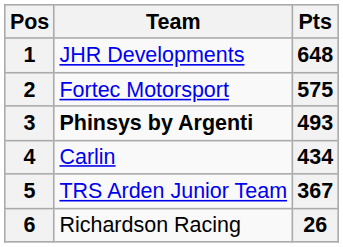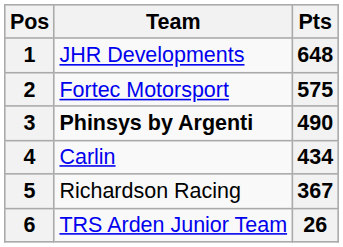(315, 123) 493 -> (315, 123) 490
(173, 191) TRS Arden Junior Team -> (150, 191) Richardson Racing
(150, 225) Richardson Racing -> (173, 225) TRS Arden Junior Team
